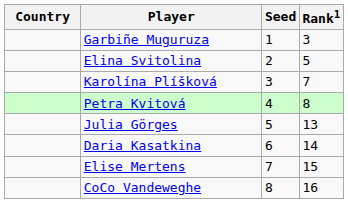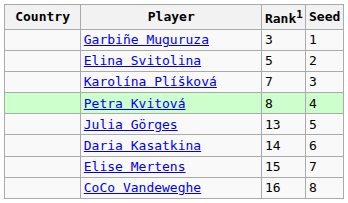columns swapped: (321, 17) <-> (281, 17)
